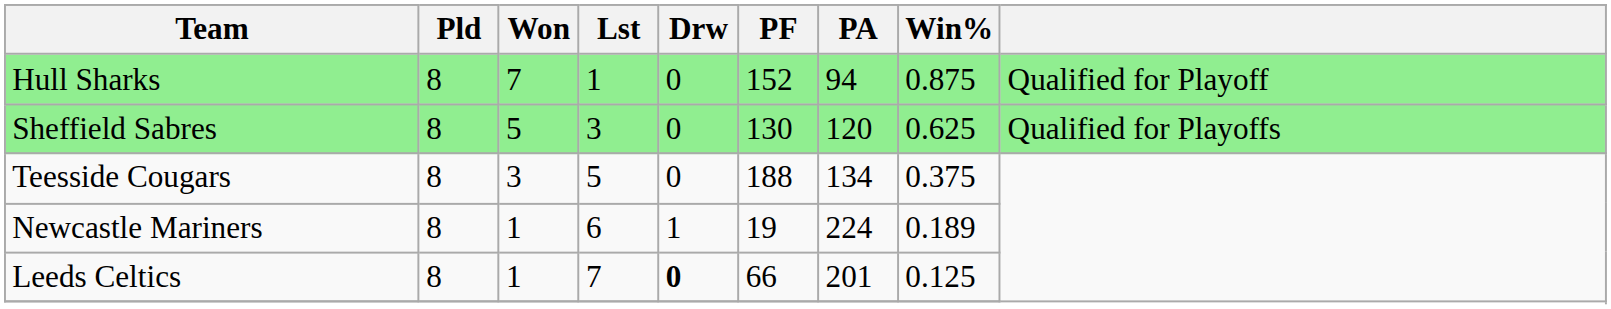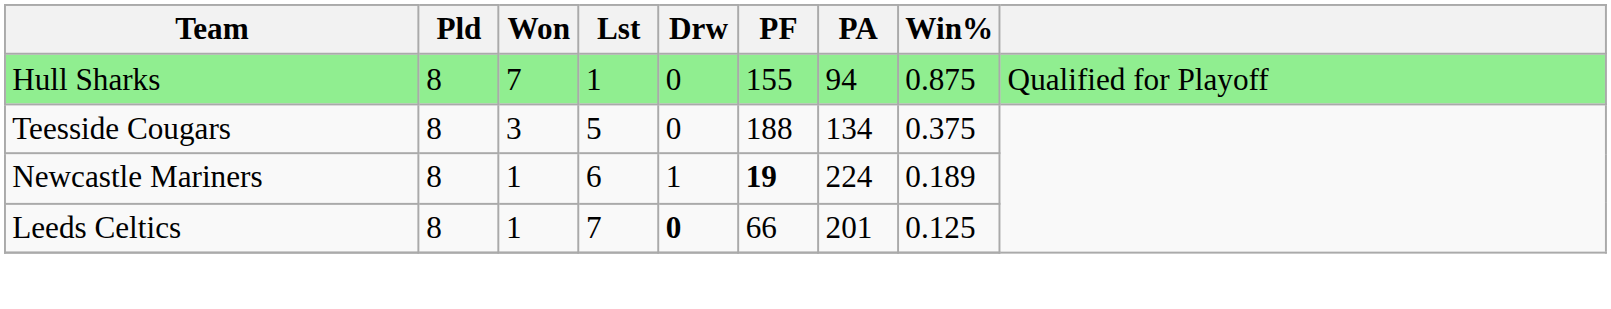(769, 78) 152 -> (769, 78) 155
- row: (115, 128)
(761, 227) normal -> (761, 177) bold
